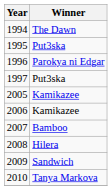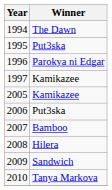(49, 78) Put3ska -> (56, 78) Kamikazee
(56, 111) Kamikazee -> (49, 111) Put3ska
